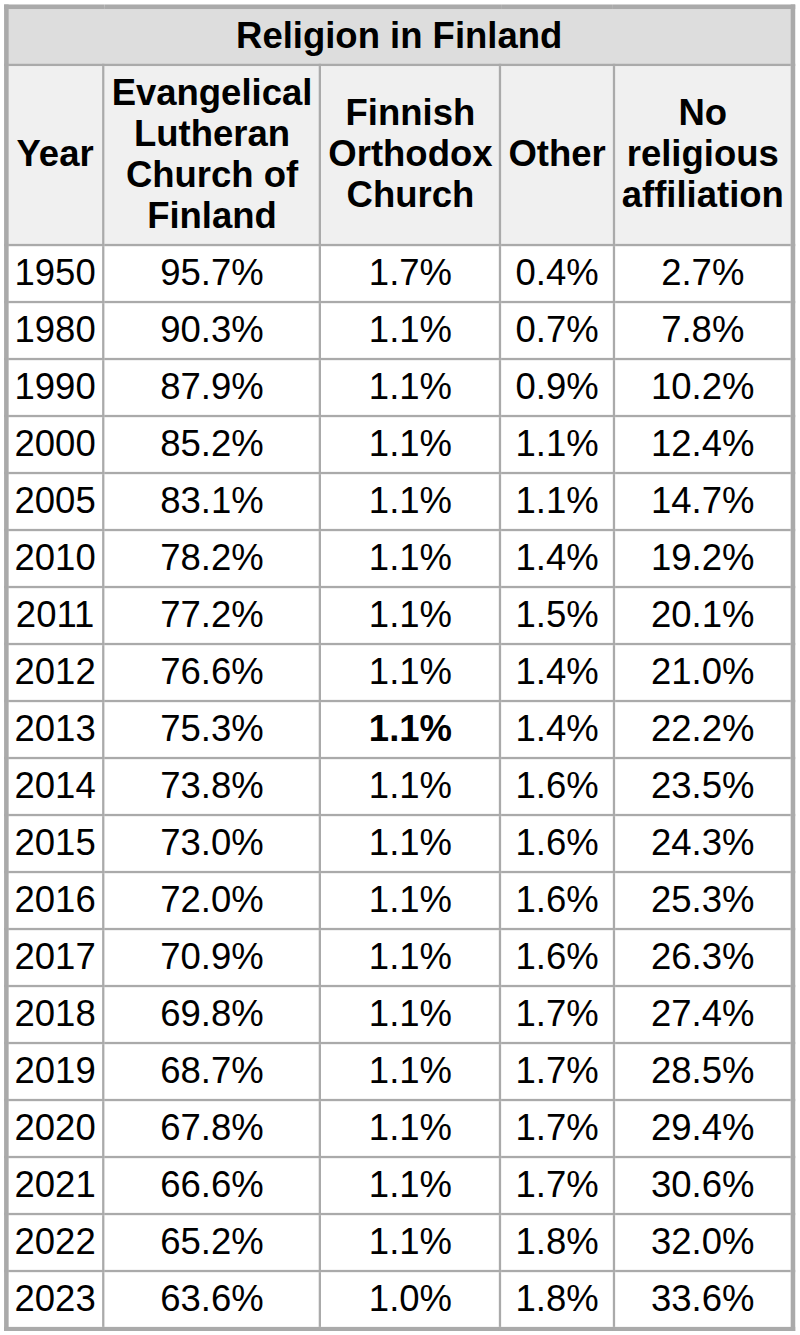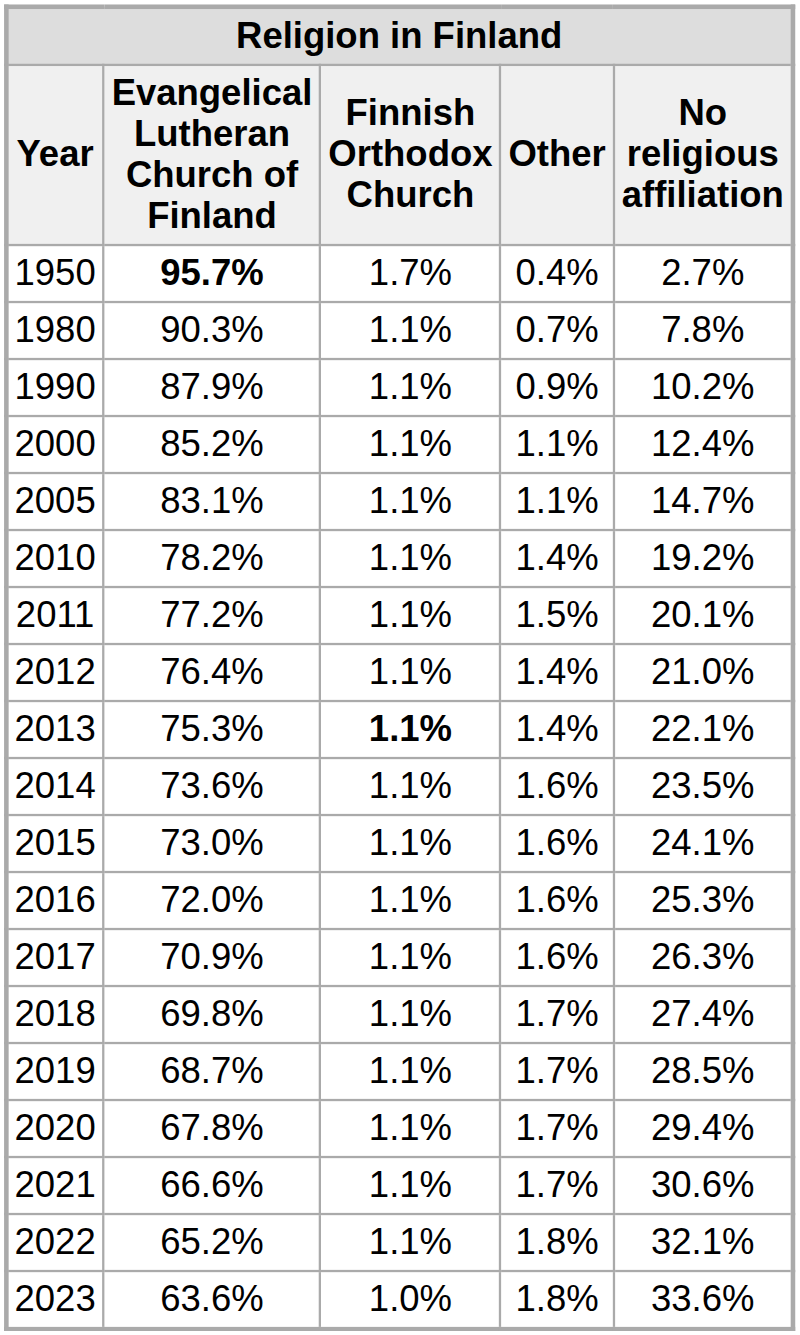(212, 272) normal -> (212, 272) bold
(212, 671) 76.6% -> (212, 671) 76.4%
(703, 728) 22.2% -> (703, 728) 22.1%
(212, 785) 73.8% -> (212, 785) 73.6%
(703, 842) 24.3% -> (703, 842) 24.1%
(703, 1241) 32.0% -> (703, 1241) 32.1%
